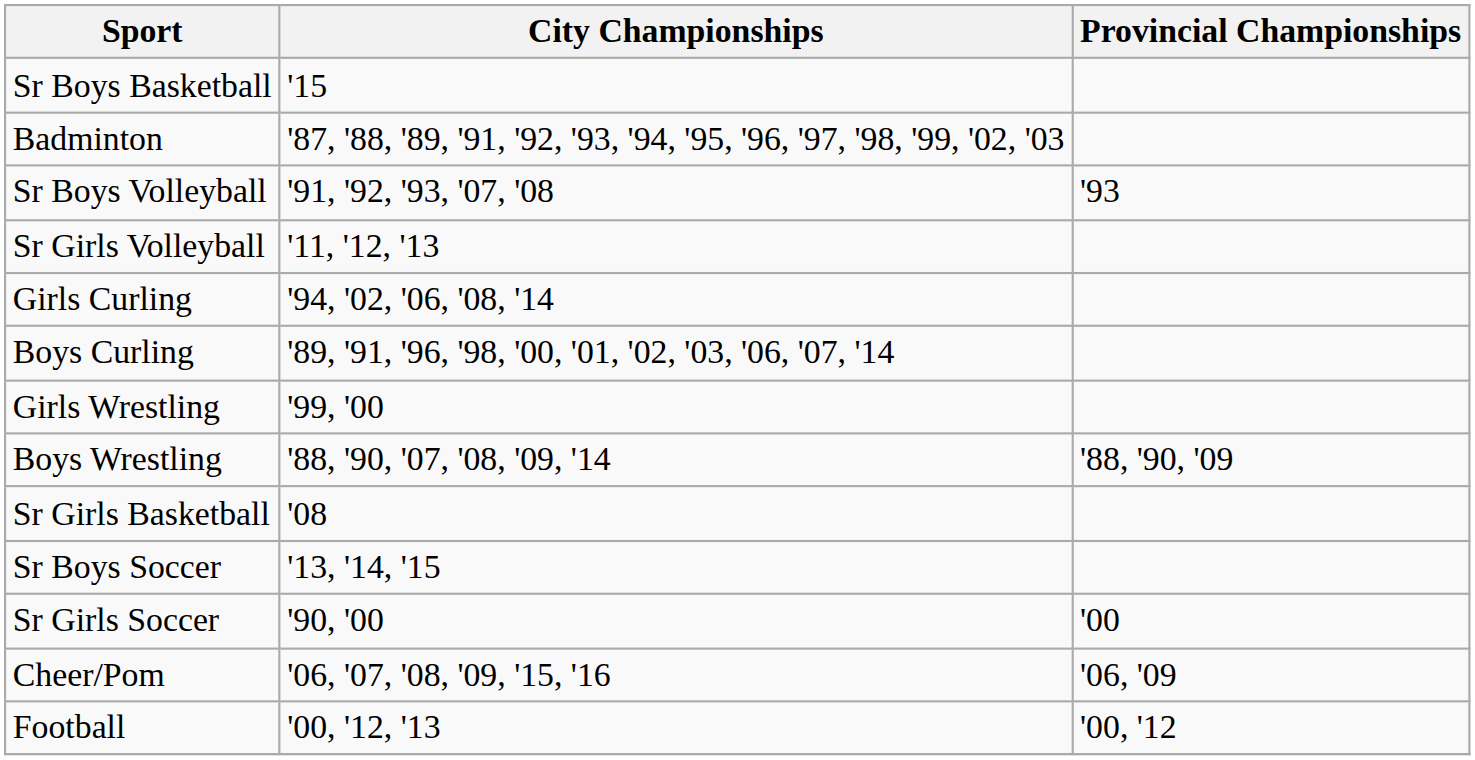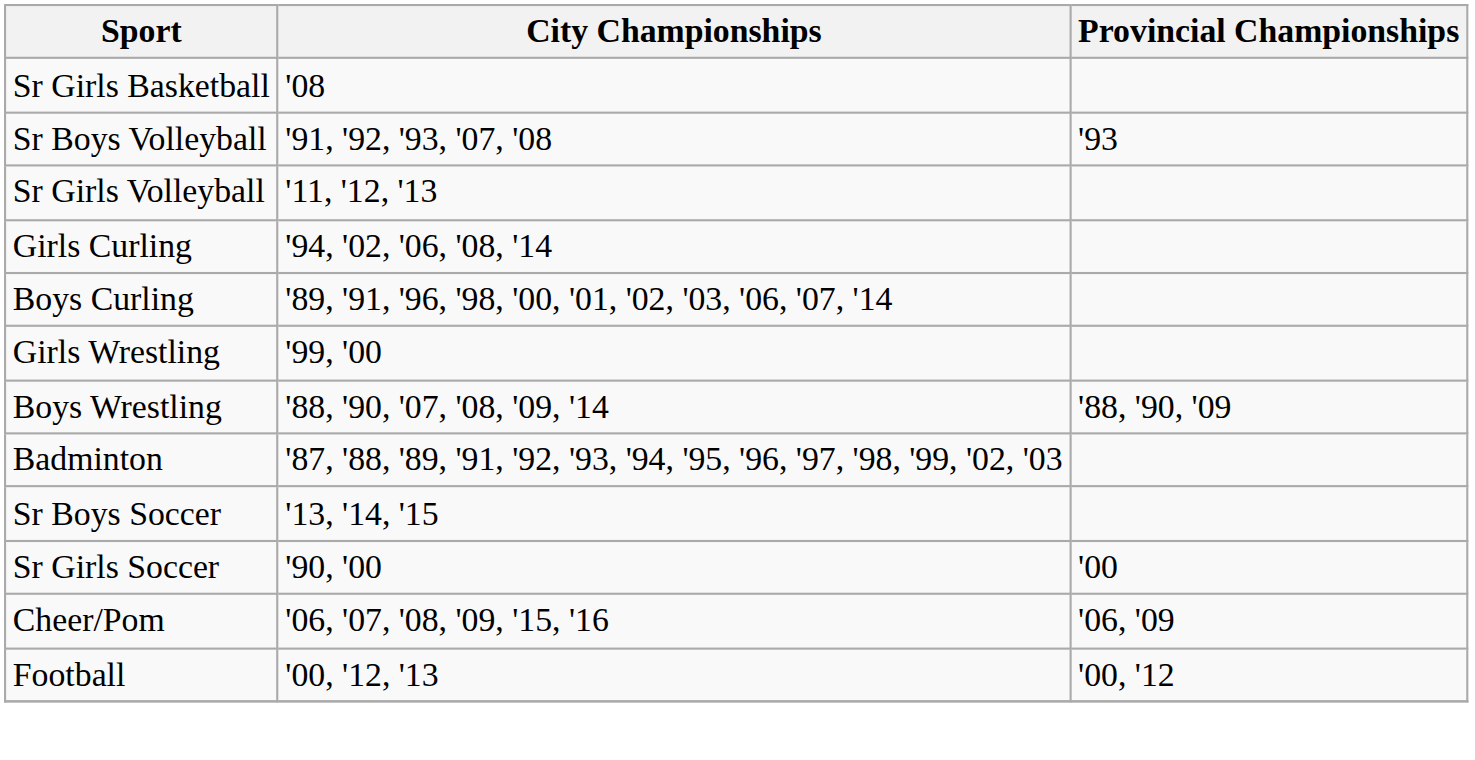- row: (142, 84)
rows swapped: (141, 513) <-> (88, 138)
